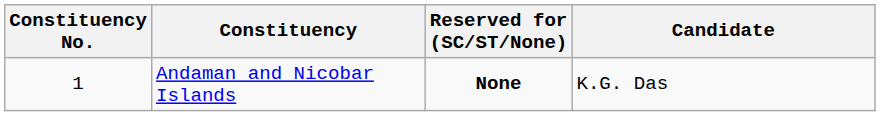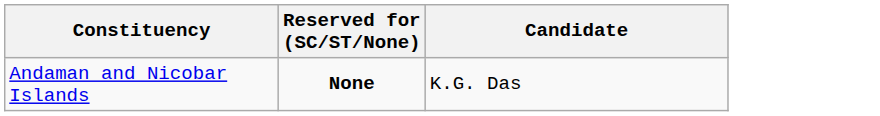- column: (78, 31)
